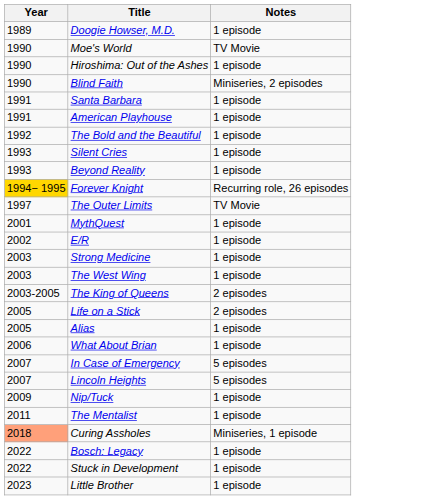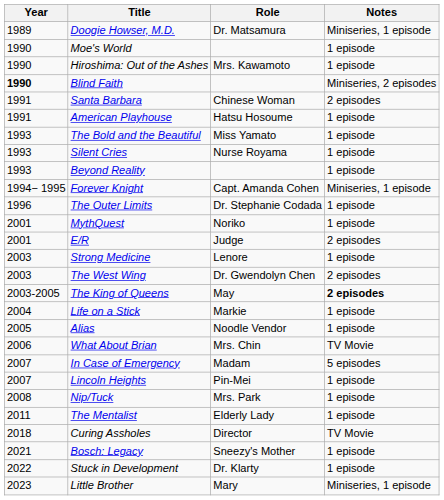+ column: (268, 13)
(237, 30) 1 episode -> (379, 30) Miniseries, 1 episode
(237, 48) TV Movie -> (351, 48) 1 episode
(19, 83) normal -> (19, 83) bold
(237, 100) 1 episode -> (354, 100) 2 episodes
(19, 135) 1992 -> (19, 135) 1993
(36, 188) gold background -> (36, 188) no background
(281, 188) Recurring role, 26 episodes -> (379, 188) Miniseries, 1 episode
(19, 205) 1997 -> (19, 205) 1996
(237, 205) TV Movie -> (351, 205) 1 episode
(19, 240) 2002 -> (19, 240) 2001
(237, 240) 1 episode -> (354, 240) 2 episodes
(237, 275) 1 episode -> (354, 275) 2 episodes
(240, 293) normal -> (356, 293) bold
(19, 310) 2005 -> (19, 310) 2004
(240, 310) 2 episodes -> (351, 310) 1 episode
(237, 345) 1 episode -> (350, 345) TV Movie
(240, 380) 5 episodes -> (351, 380) 1 episode
(19, 398) 2009 -> (19, 398) 2008
(19, 433) lightsalmon background -> (19, 433) no background
(265, 433) Miniseries, 1 episode -> (350, 433) TV Movie
(19, 450) 2022 -> (19, 450) 2021
(237, 485) 1 episode -> (379, 485) Miniseries, 1 episode
